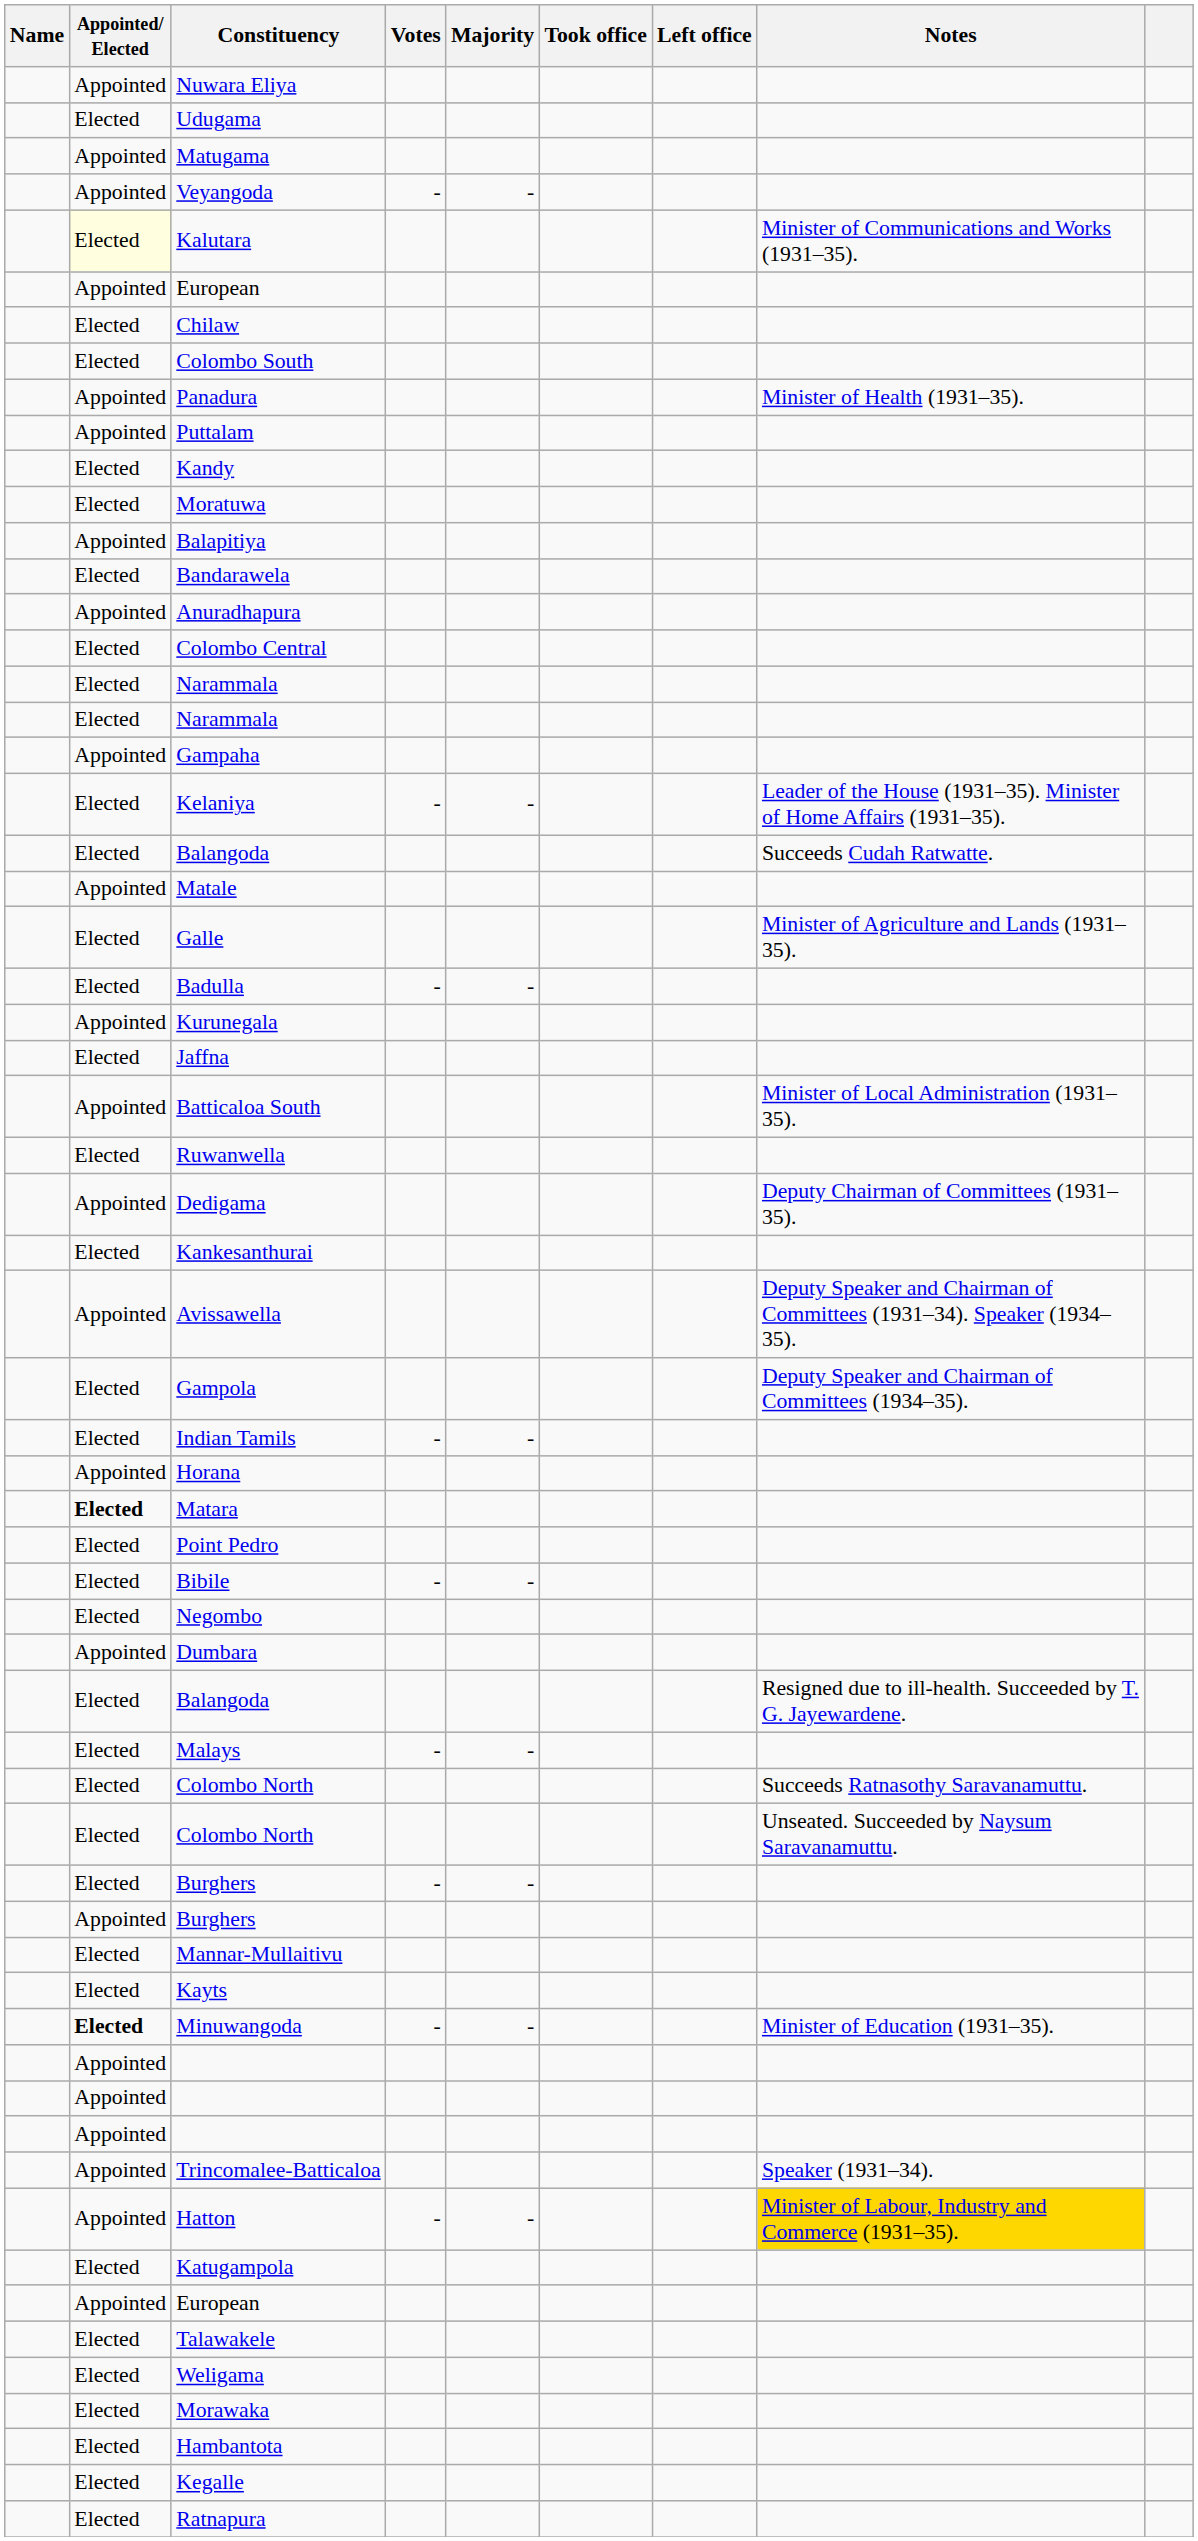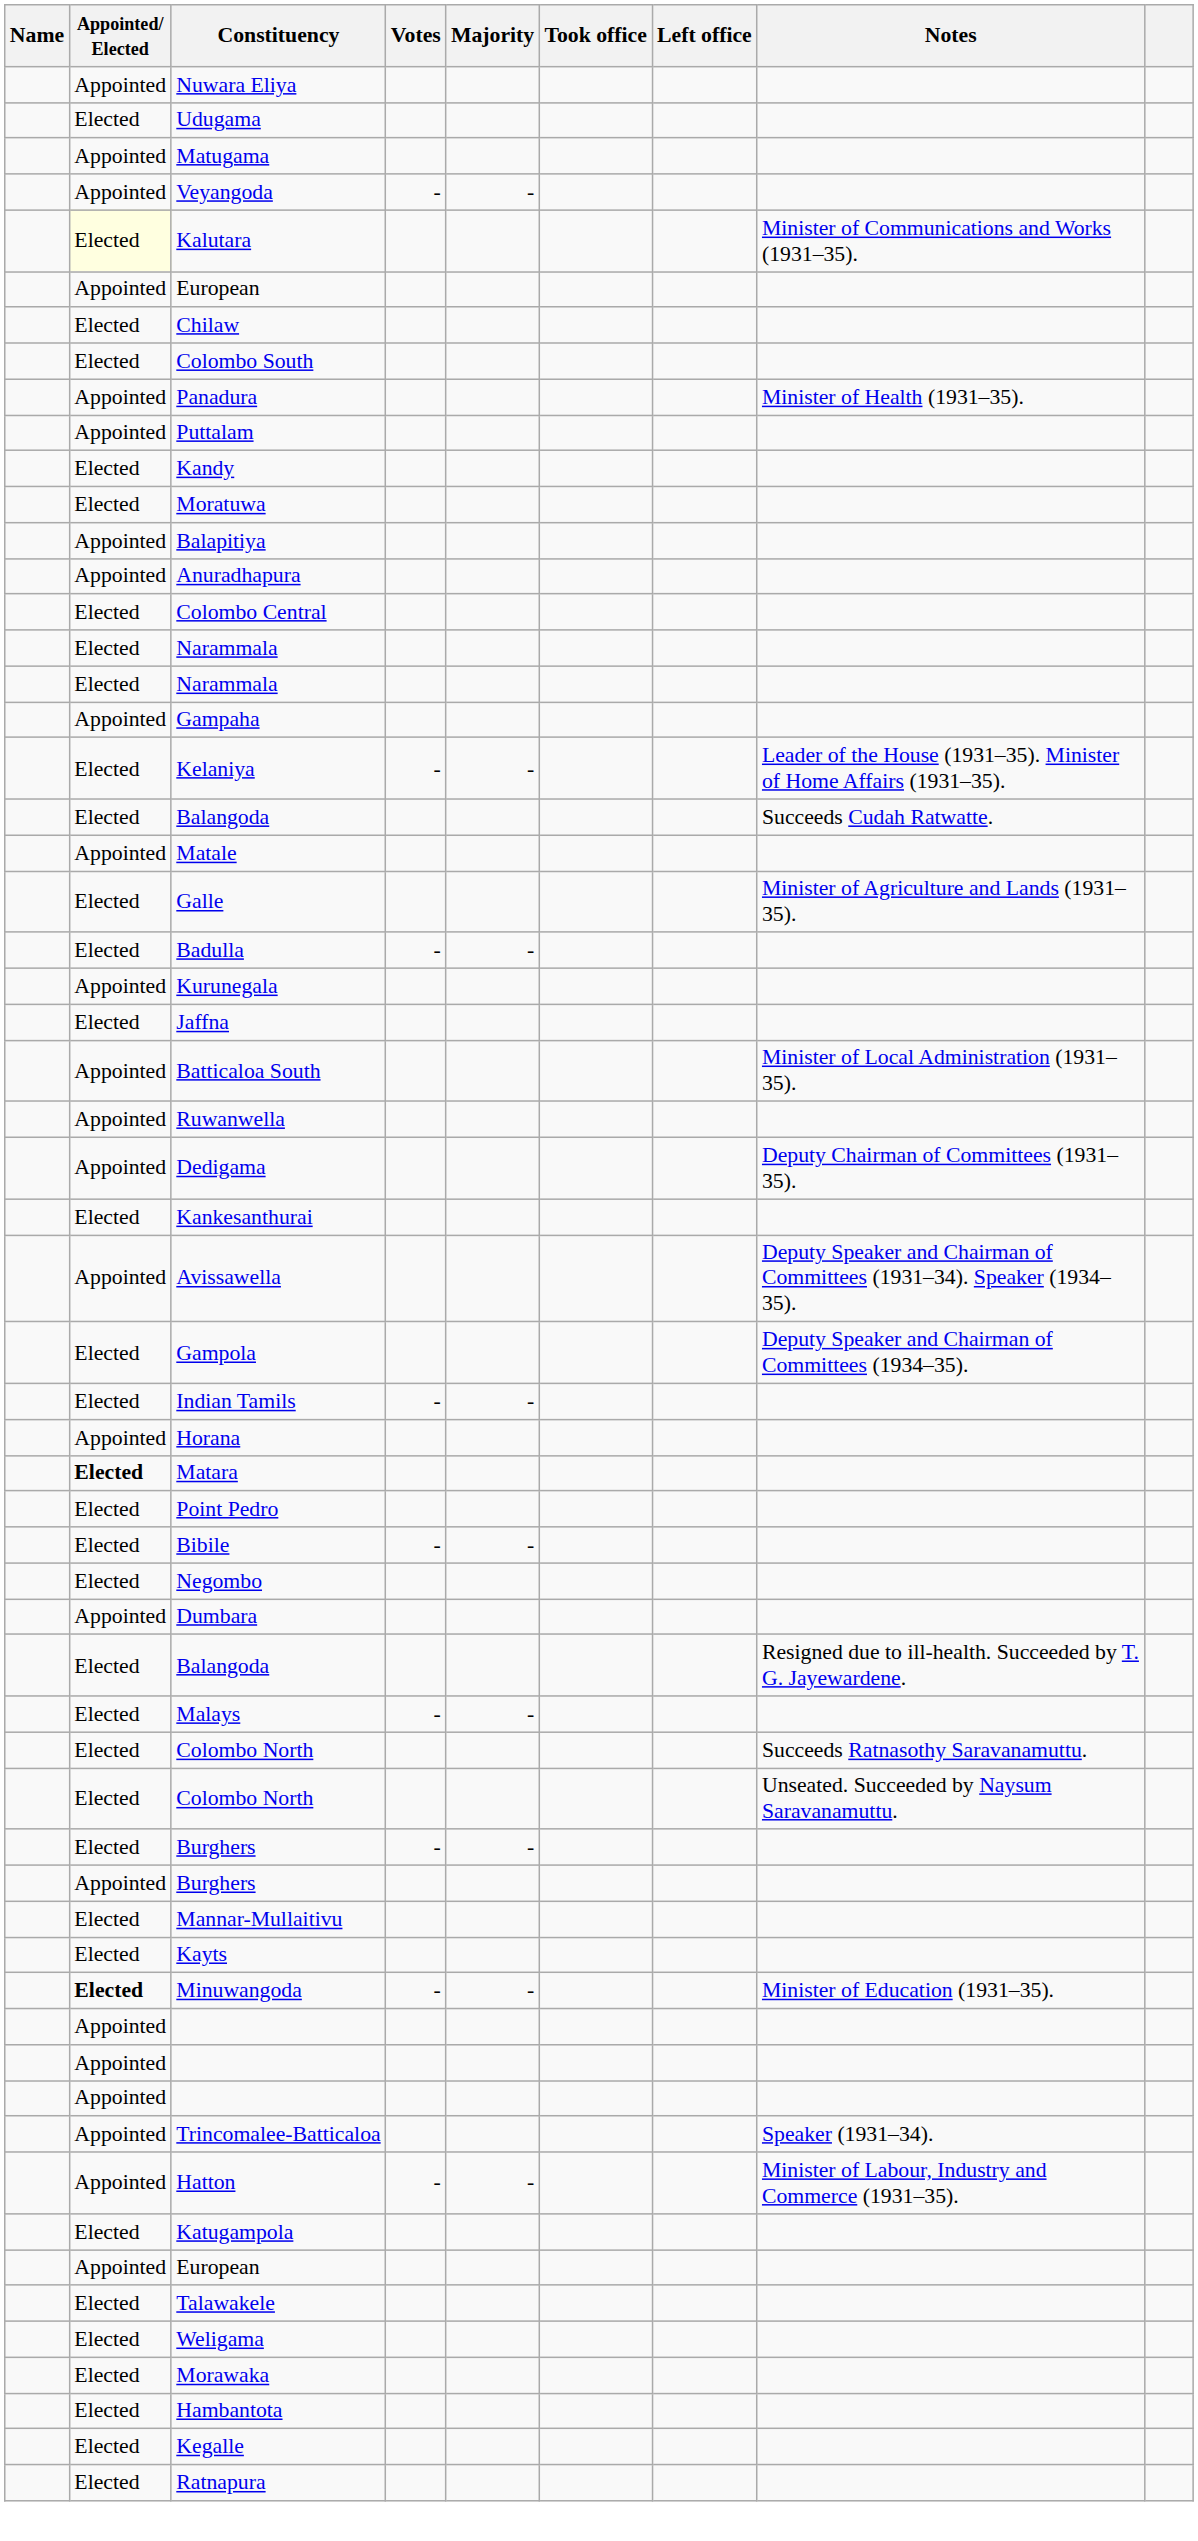- row: (233, 576)
(107, 1155) Elected -> (120, 1119) Appointed
(904, 2218) gold background -> (904, 2182) no background
